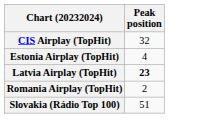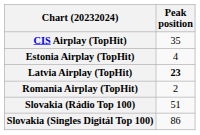(144, 40) 32 -> (176, 40) 35
+ row: (80, 121)
